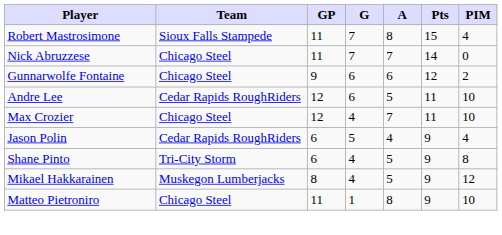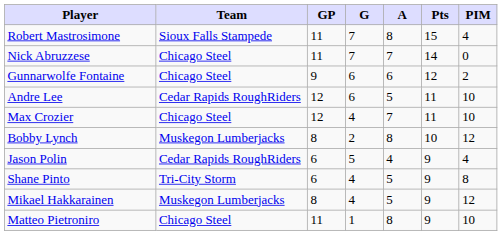+ row: (42, 138)
